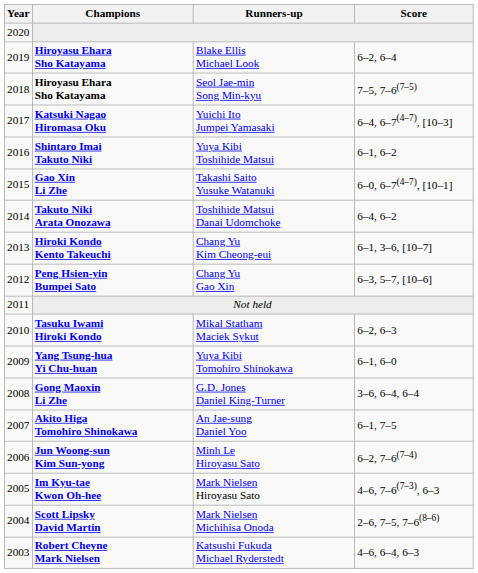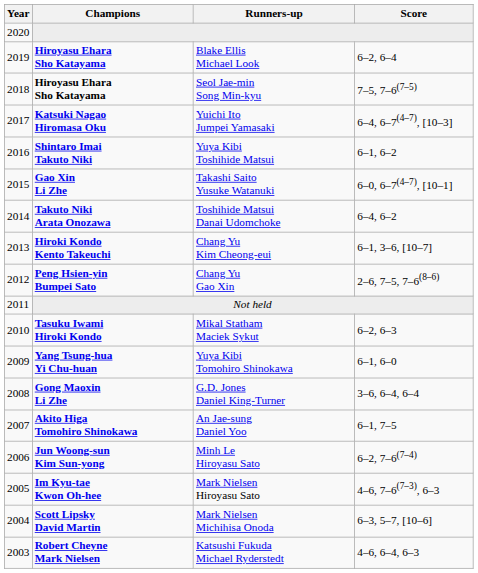(395, 280) 6–3, 5–7, [10–6] -> (398, 280) 2–6, 7–5, 7–6(8–6)
(398, 521) 2–6, 7–5, 7–6(8–6) -> (395, 521) 6–3, 5–7, [10–6]
